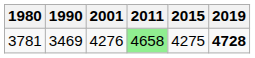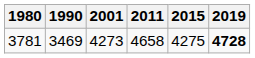(107, 40) 4276 -> (107, 40) 4273
(147, 40) lightgreen background -> (147, 40) no background
